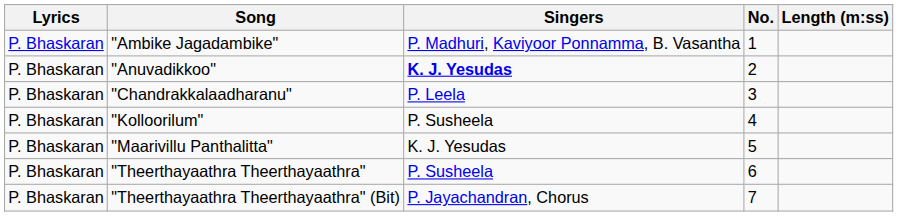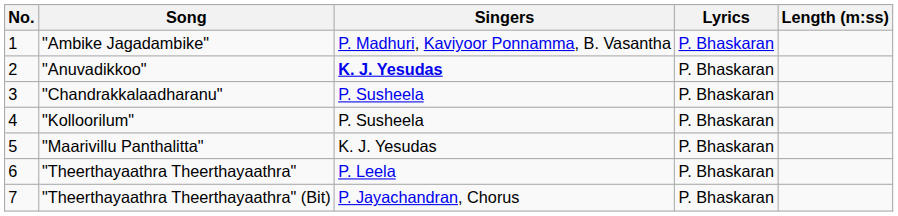columns swapped: (761, 18) <-> (56, 18)
(436, 95) P. Leela -> (381, 95) P. Susheela
(450, 172) P. Susheela -> (367, 172) P. Leela
